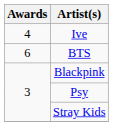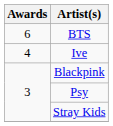rows swapped: (79, 53) <-> (79, 33)
